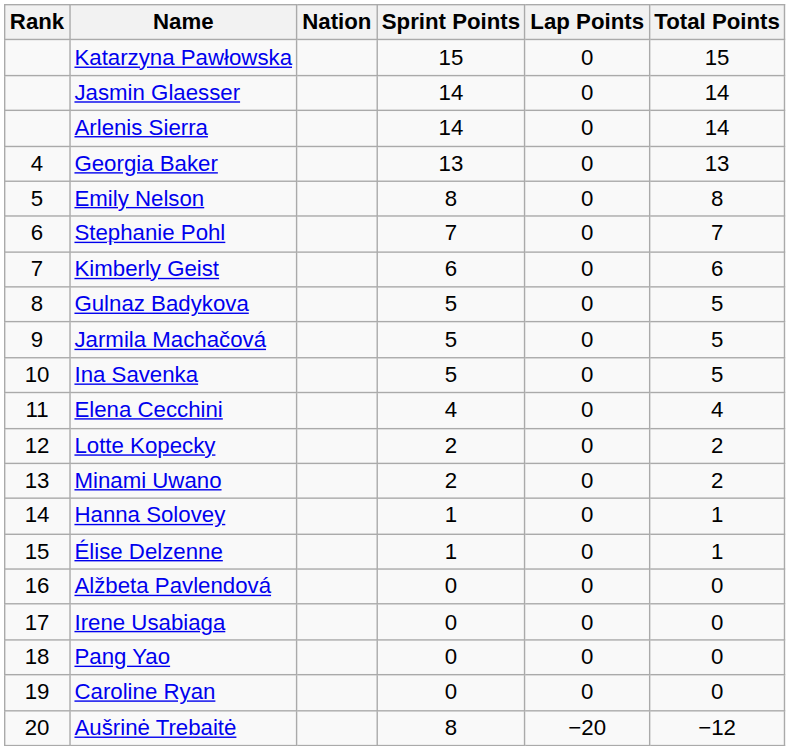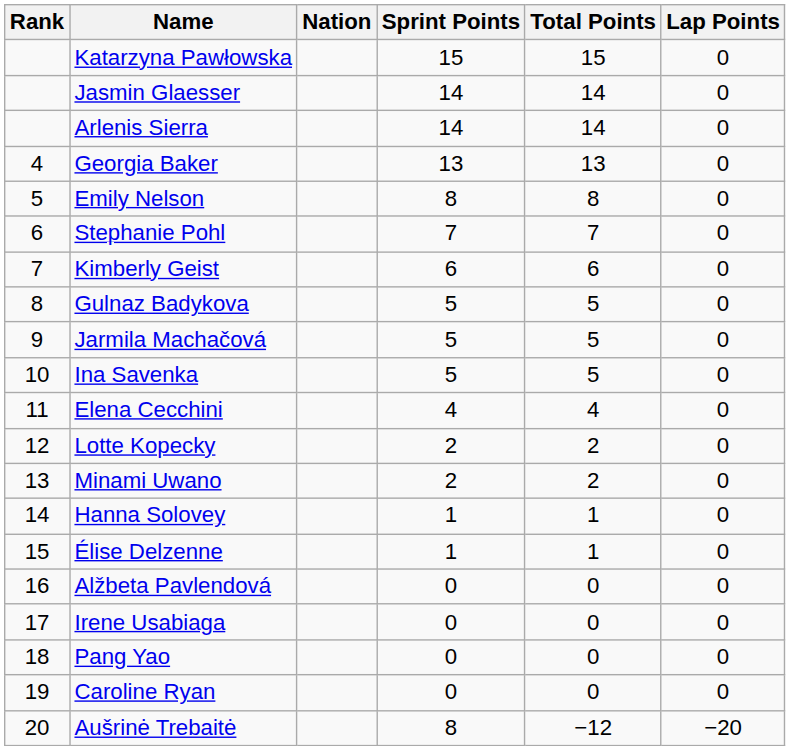columns swapped: (587, 22) <-> (717, 22)
